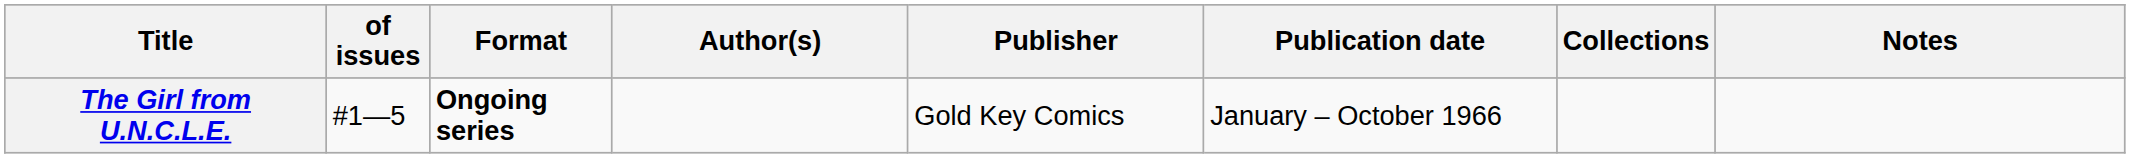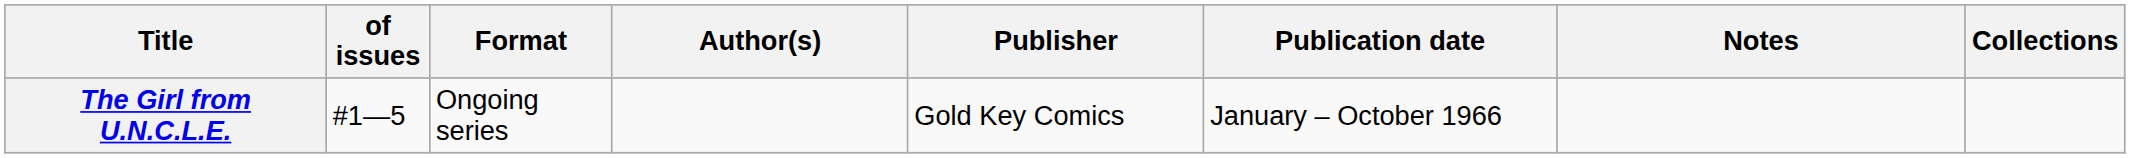columns swapped: (1920, 41) <-> (1636, 41)
(492, 115) bold -> (487, 115) normal
